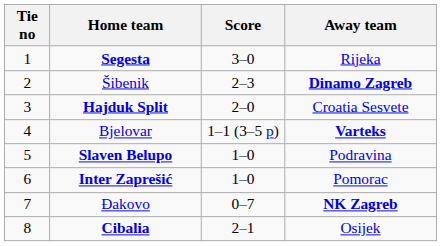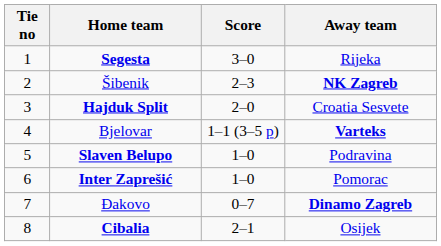(360, 82) Dinamo Zagreb -> (360, 82) NK Zagreb
(360, 204) NK Zagreb -> (360, 204) Dinamo Zagreb
